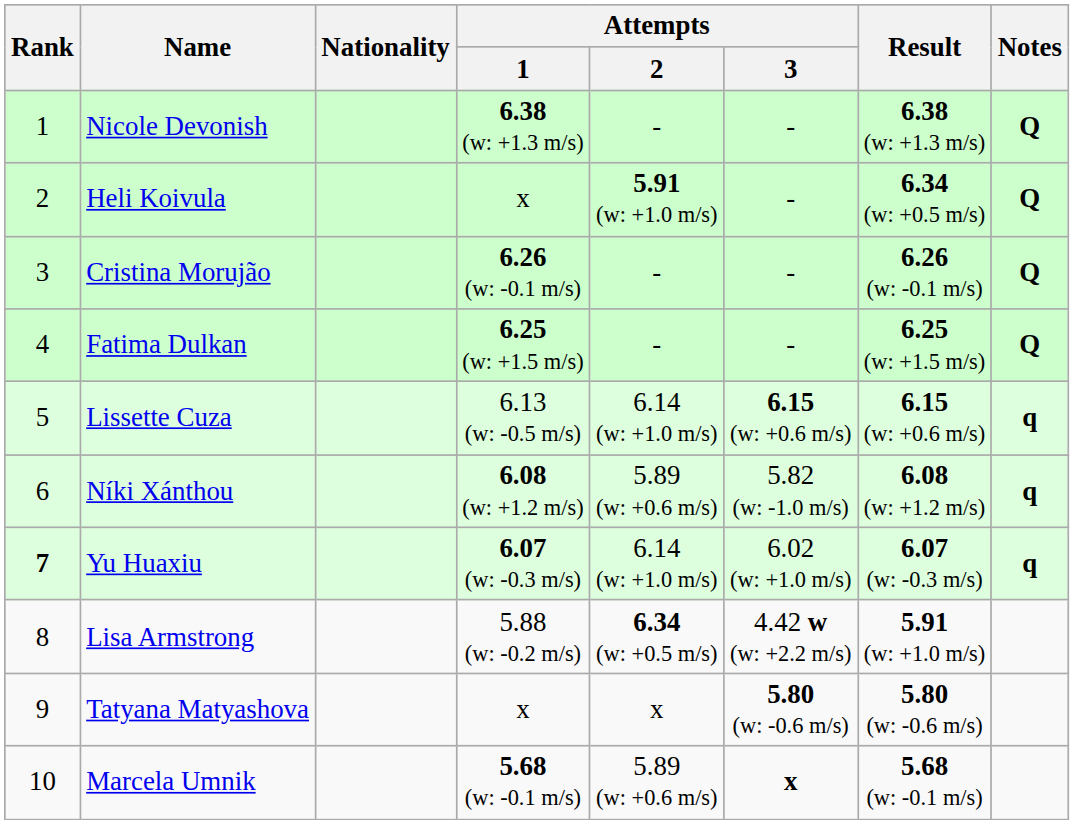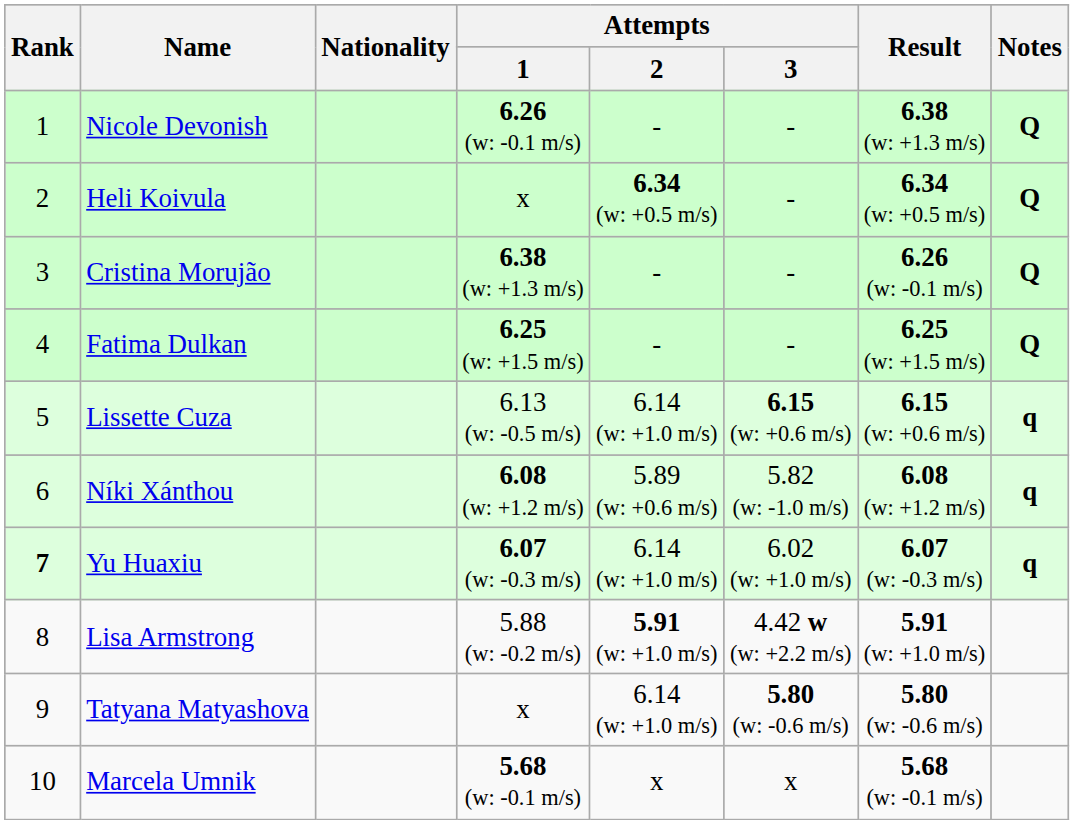(523, 126) 6.38 (w: +1.3 m/s) -> (523, 126) 6.26 (w: -0.1 m/s)
(657, 199) 5.91 (w: +1.0 m/s) -> (657, 199) 6.34 (w: +0.5 m/s)
(523, 271) 6.26 (w: -0.1 m/s) -> (523, 271) 6.38 (w: +1.3 m/s)
(657, 636) 6.34 (w: +0.5 m/s) -> (657, 636) 5.91 (w: +1.0 m/s)
(657, 709) x -> (657, 709) 6.14 (w: +1.0 m/s)
(657, 782) 5.89 (w: +0.6 m/s) -> (657, 782) x
(791, 782) bold -> (791, 782) normal
